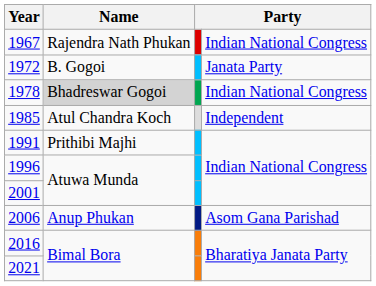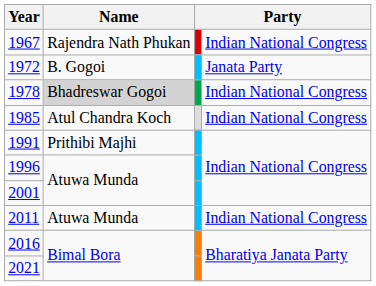(244, 117) Independent -> (286, 117) Indian National Congress
- row: (24, 218)
+ row: (24, 218)
